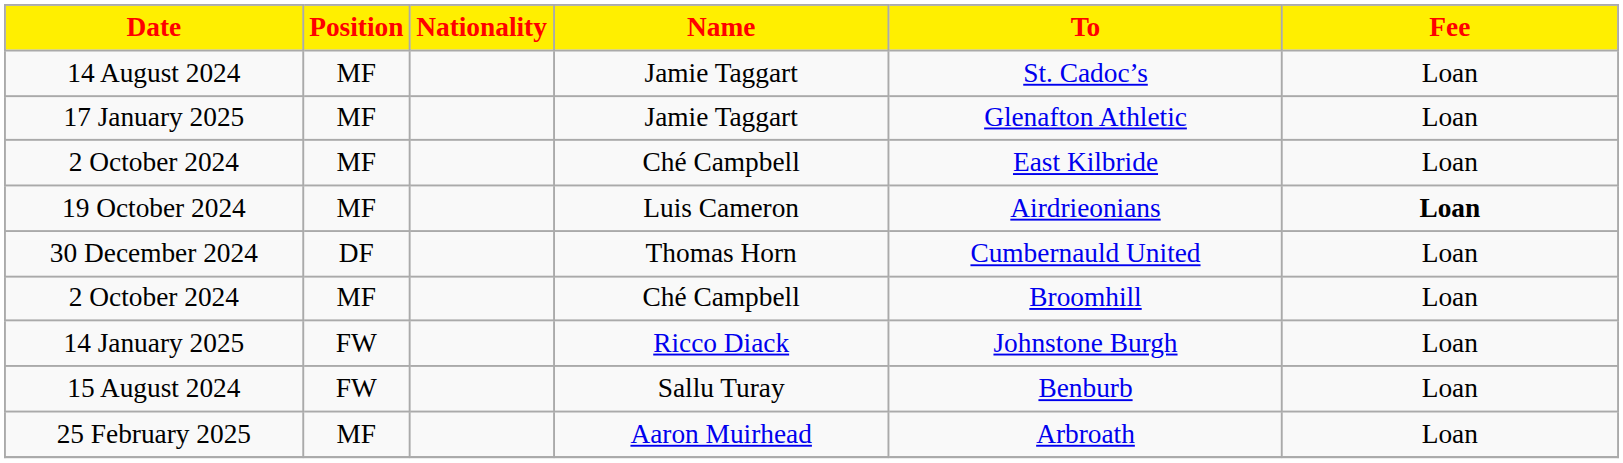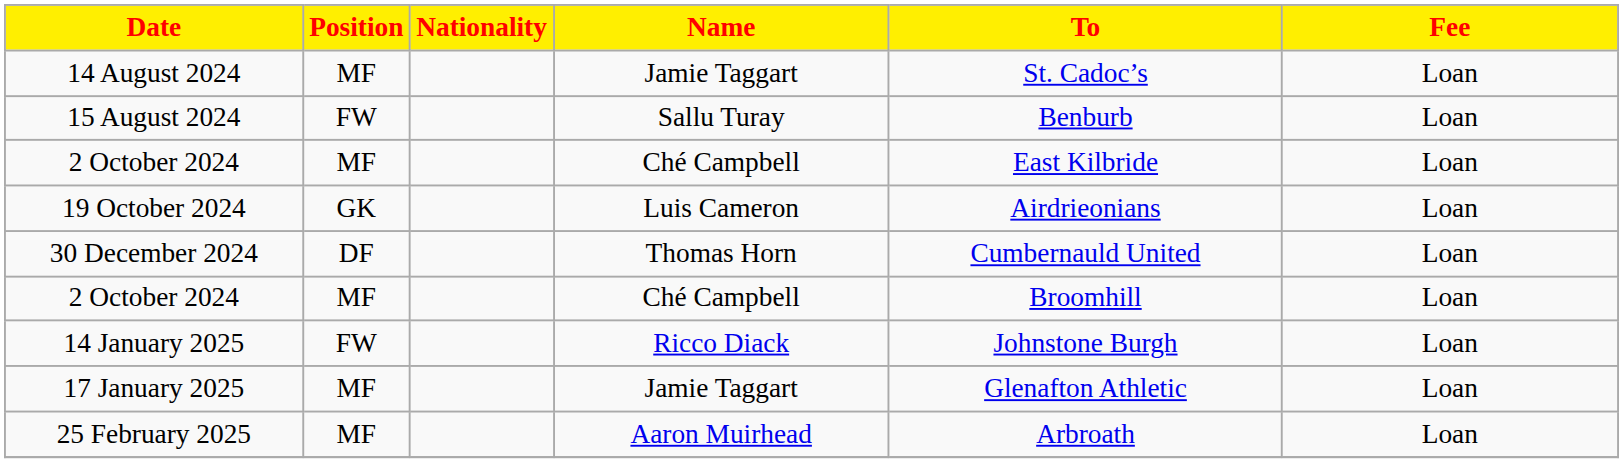rows swapped: (154, 388) <-> (154, 117)
(356, 207) MF -> (356, 207) GK
(1450, 207) bold -> (1450, 207) normal
